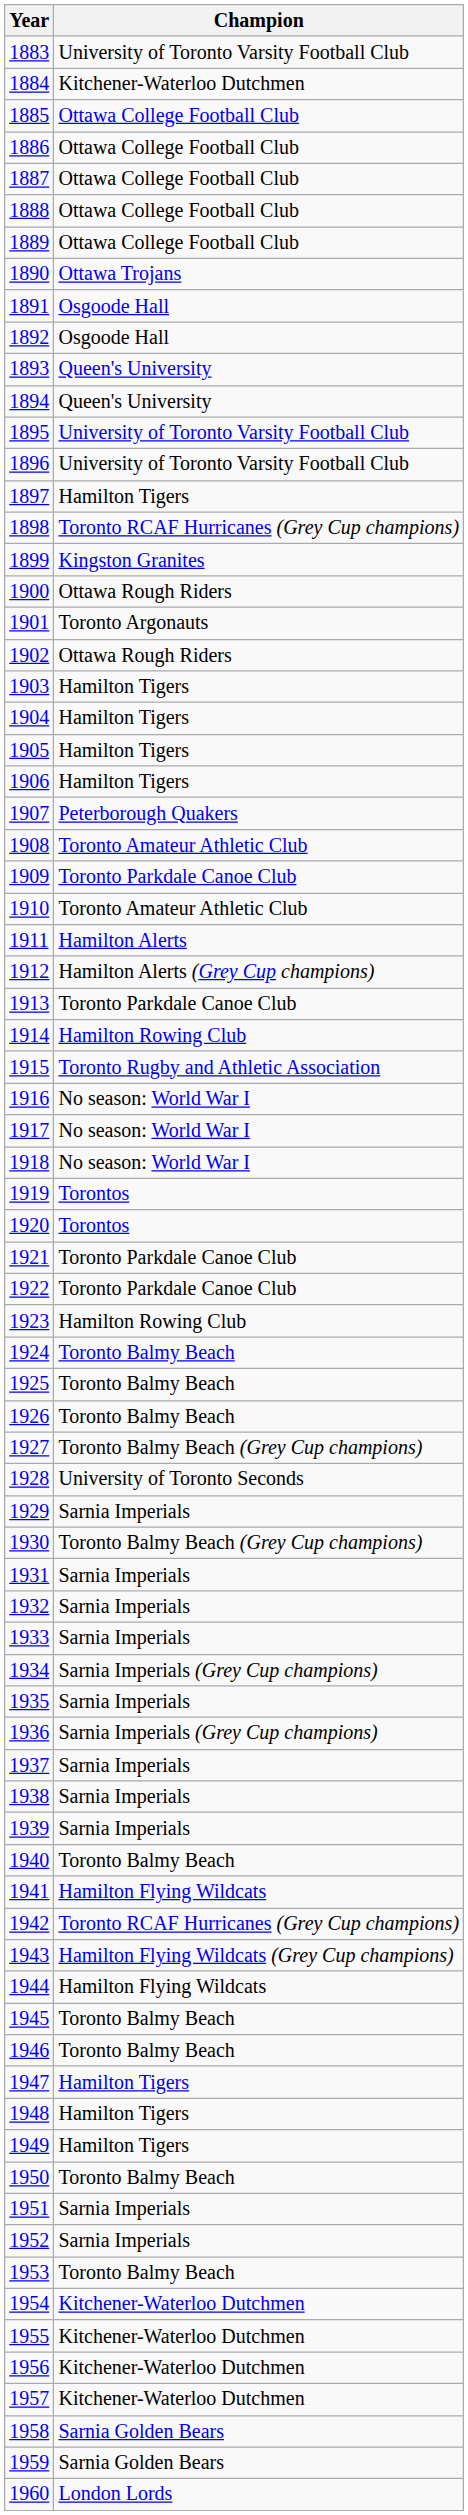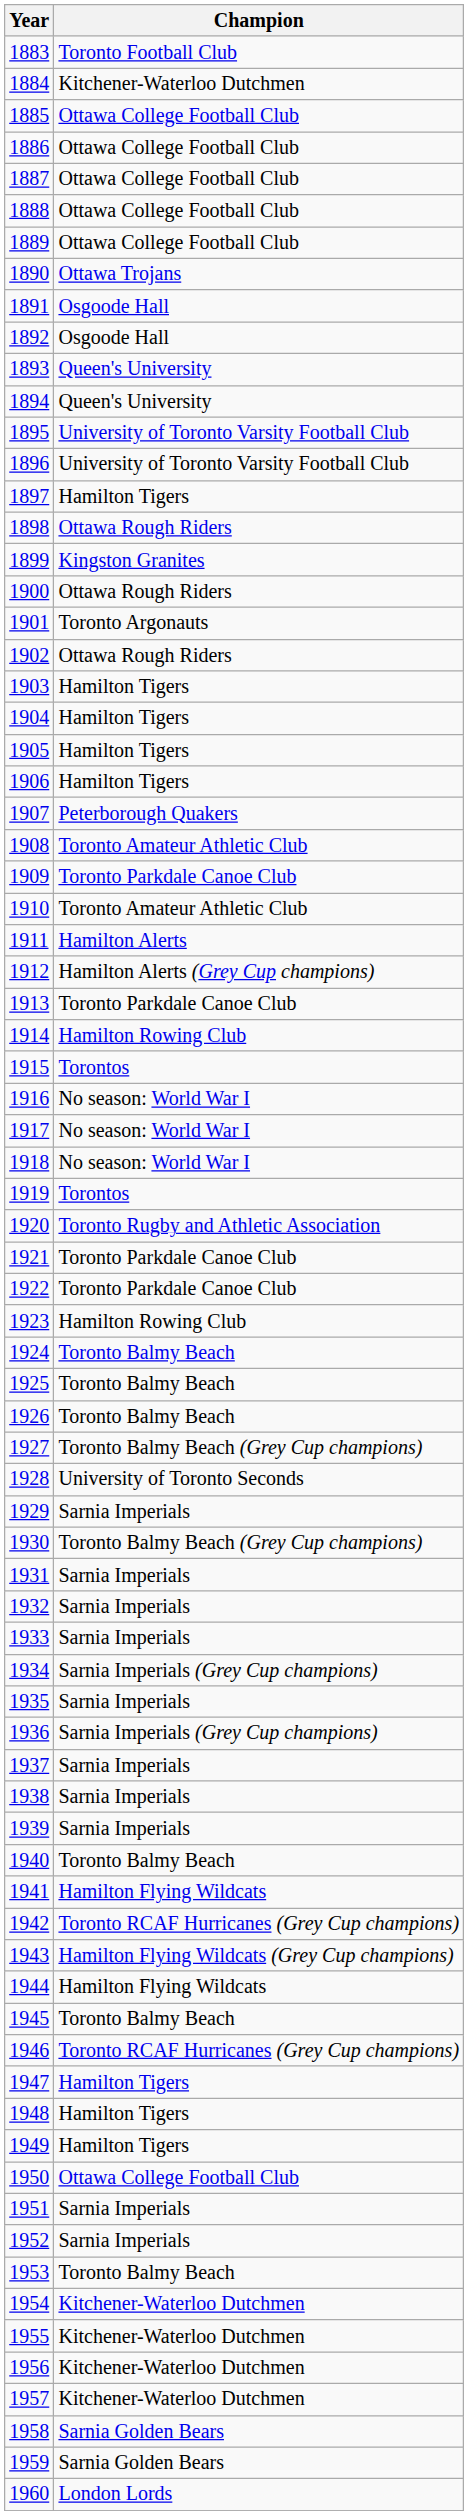(234, 52) University of Toronto Varsity Football Club -> (148, 52) Toronto Football Club
(259, 527) Toronto RCAF Hurricanes (Grey Cup champions) -> (145, 527) Ottawa Rough Riders
(219, 1067) Toronto Rugby and Athletic Association -> (94, 1067) Torontos
(94, 1225) Torontos -> (219, 1225) Toronto Rugby and Athletic Association
(147, 2050) Toronto Balmy Beach -> (259, 2050) Toronto RCAF Hurricanes (Grey Cup champions)
(147, 2177) Toronto Balmy Beach -> (179, 2177) Ottawa College Football Club
